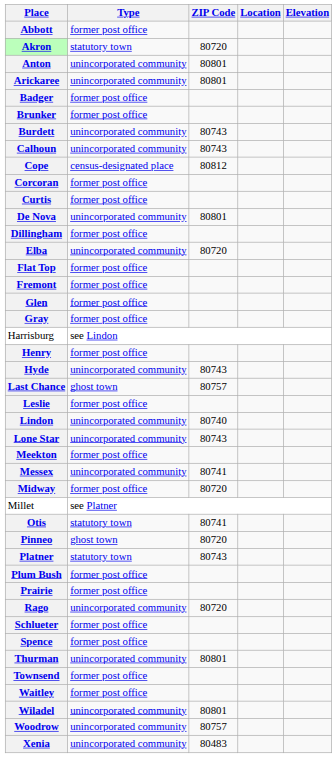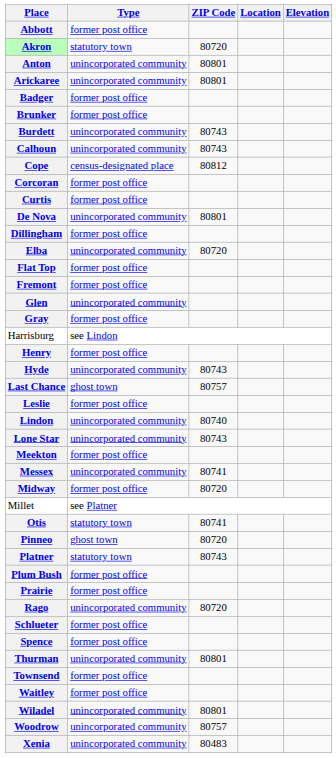(109, 302) former post office -> (128, 302) unincorporated community
